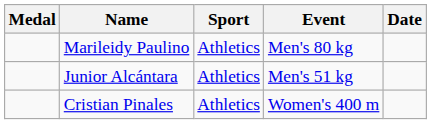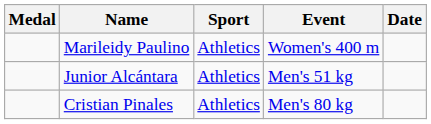(310, 47) Men's 80 kg -> (324, 47) Women's 400 m
(324, 104) Women's 400 m -> (310, 104) Men's 80 kg
